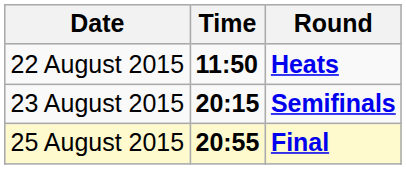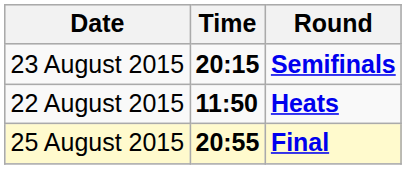rows swapped: (97, 63) <-> (97, 103)
